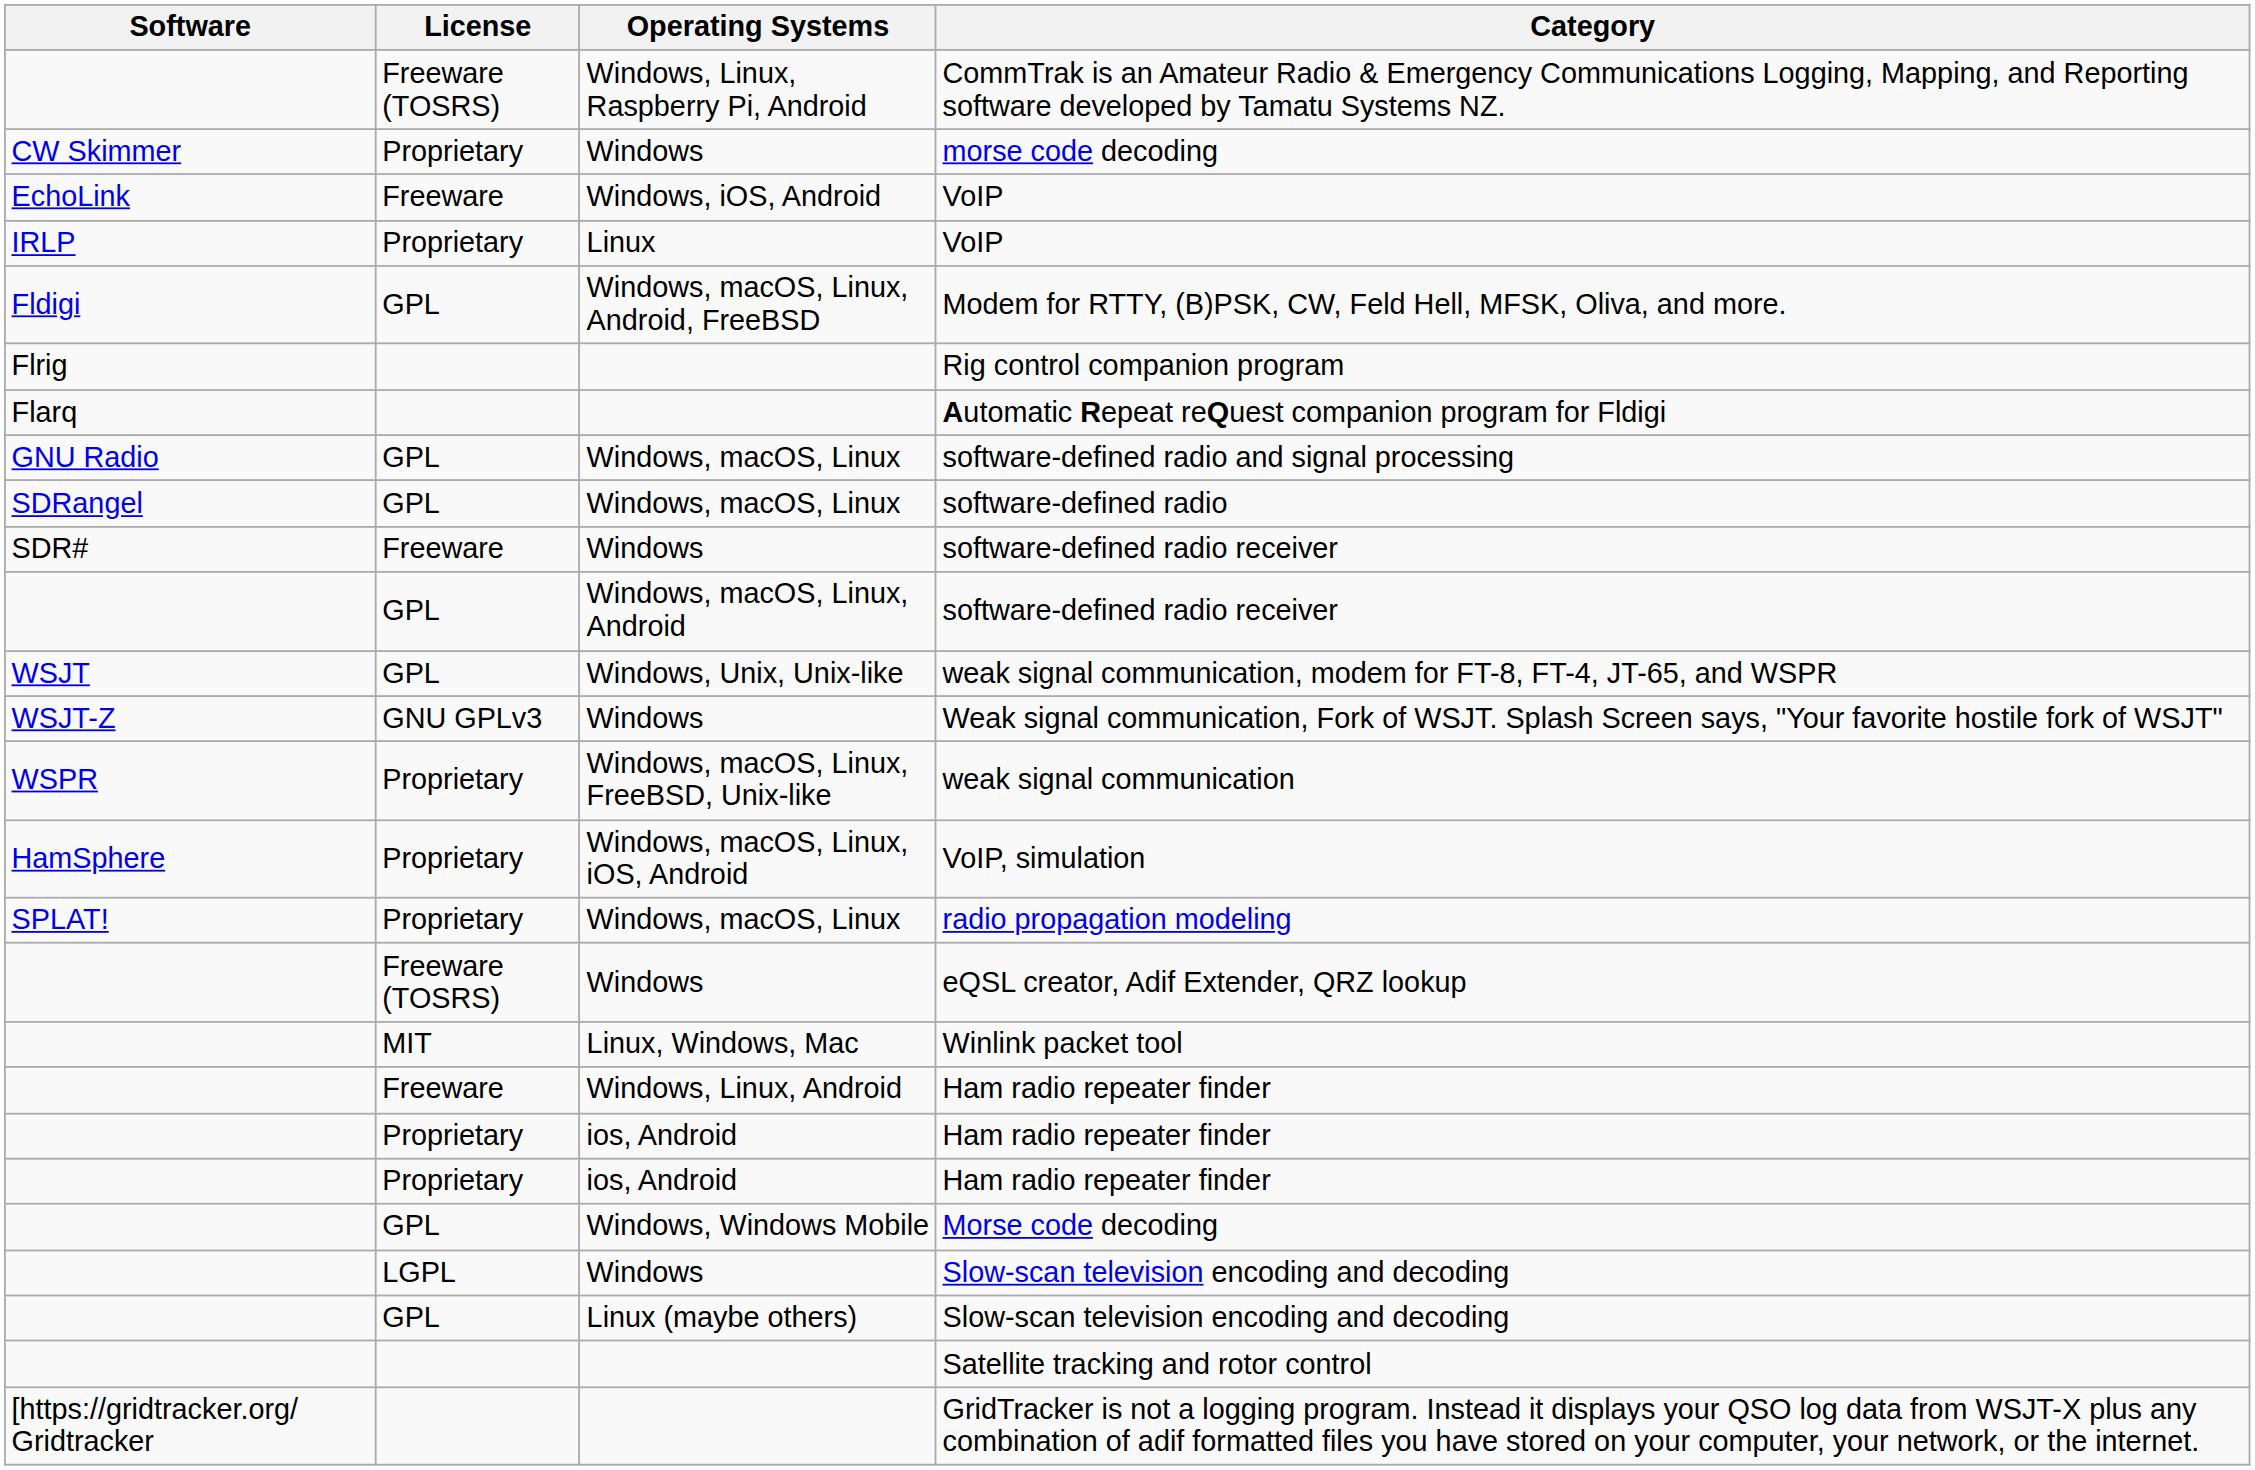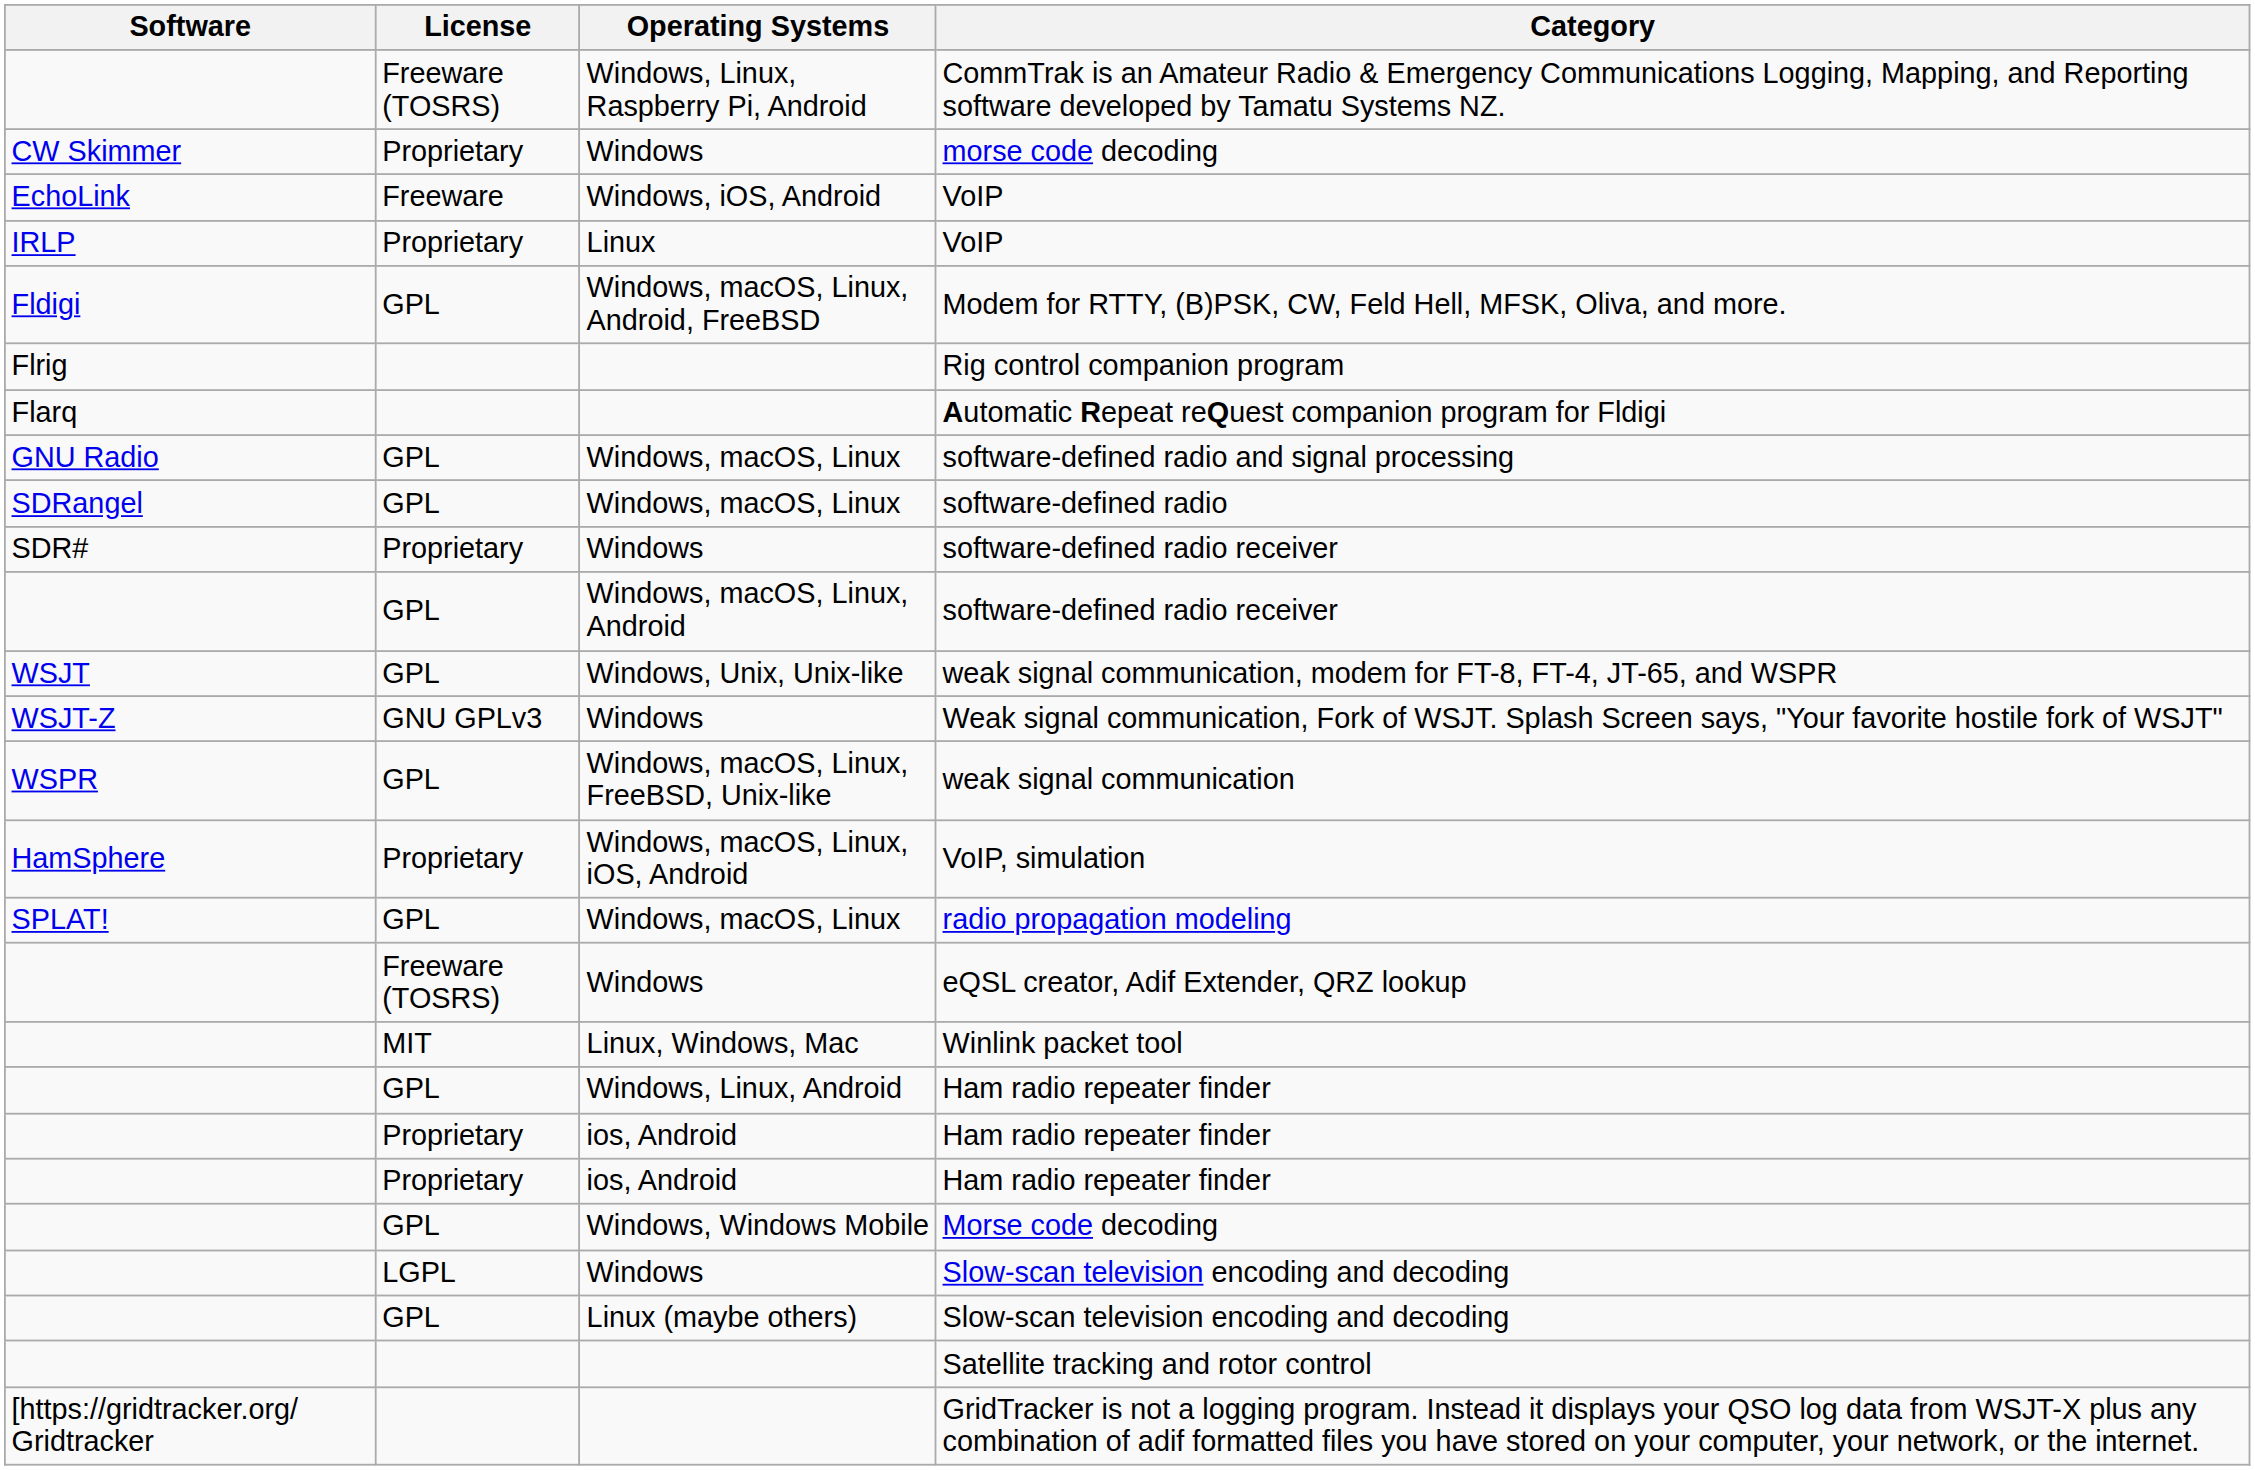(443, 548) Freeware -> (453, 548) Proprietary
(453, 780) Proprietary -> (411, 780) GPL
(453, 920) Proprietary -> (411, 920) GPL
(443, 1089) Freeware -> (411, 1089) GPL
